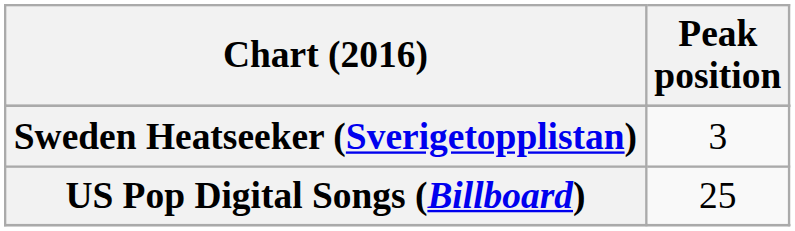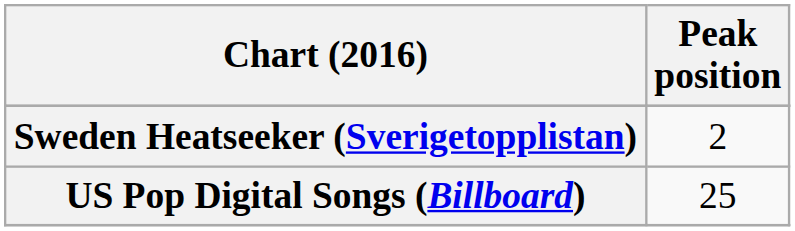(718, 135) 3 -> (718, 135) 2
